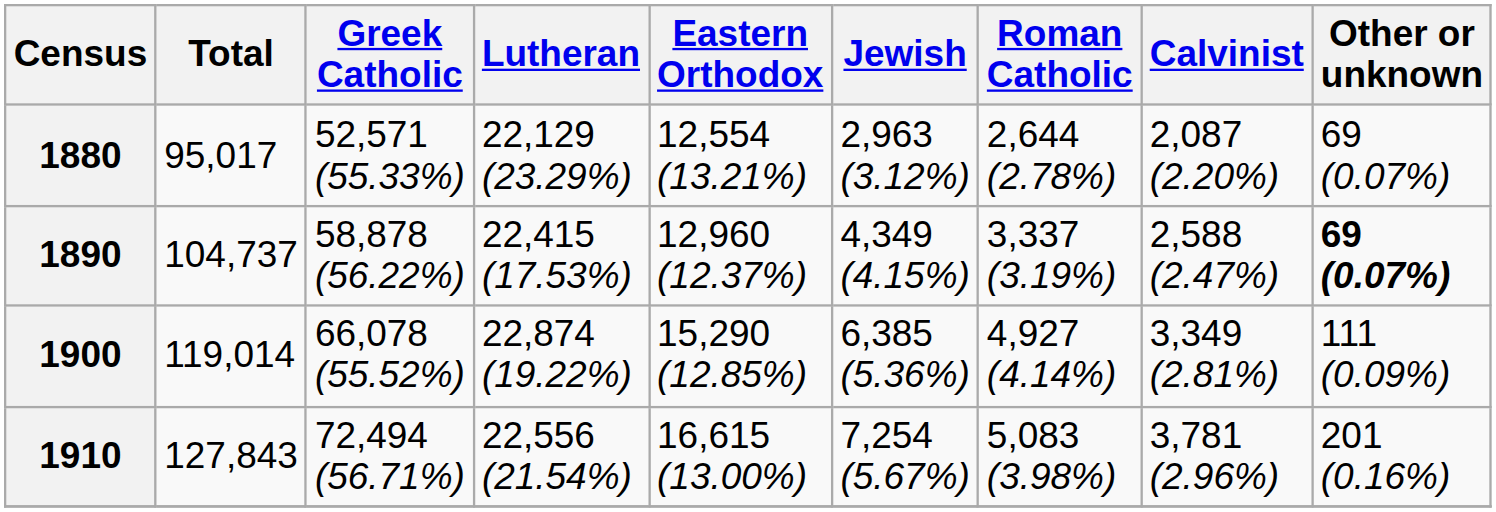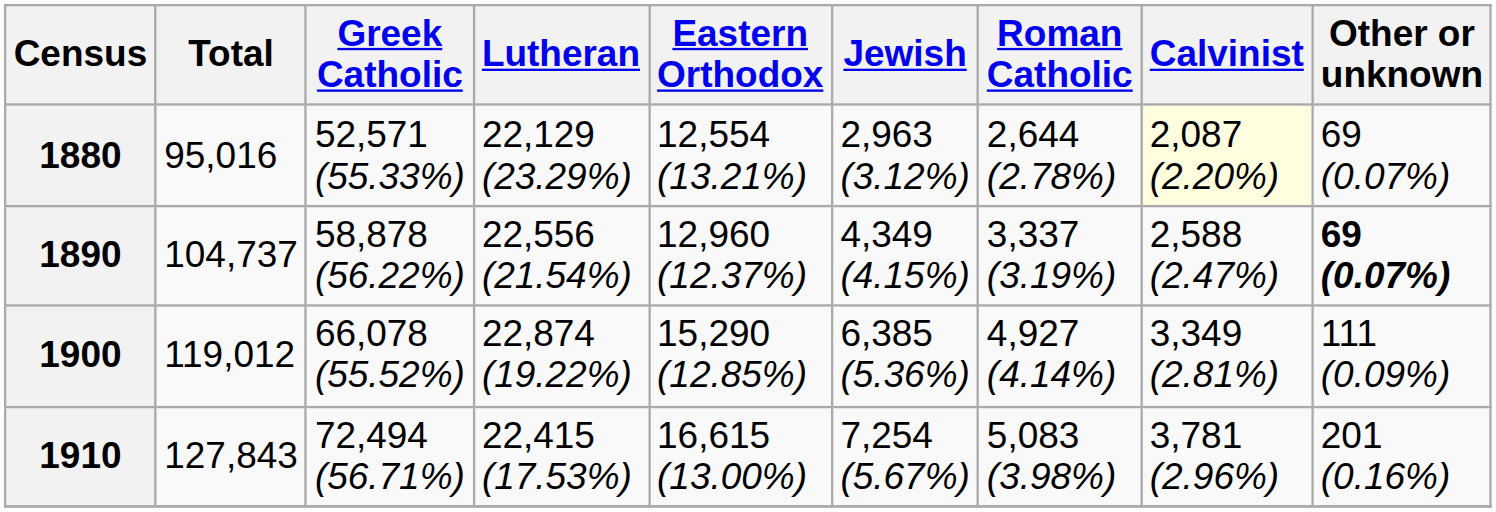(221, 154) 95,017 -> (221, 154) 95,016
(1214, 154) no background -> (1214, 154) lightyellow background
(557, 254) 22,415 (17.53%) -> (557, 254) 22,556 (21.54%)
(230, 355) 119,014 -> (230, 355) 119,012
(557, 455) 22,556 (21.54%) -> (557, 455) 22,415 (17.53%)
